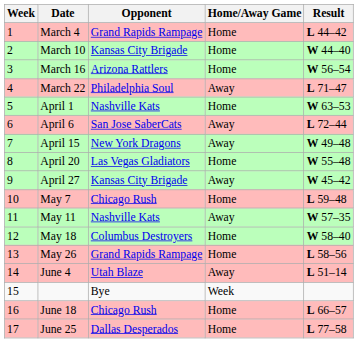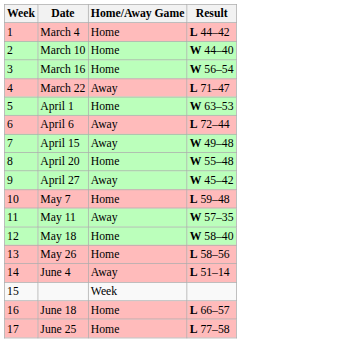- column: (147, 13)
